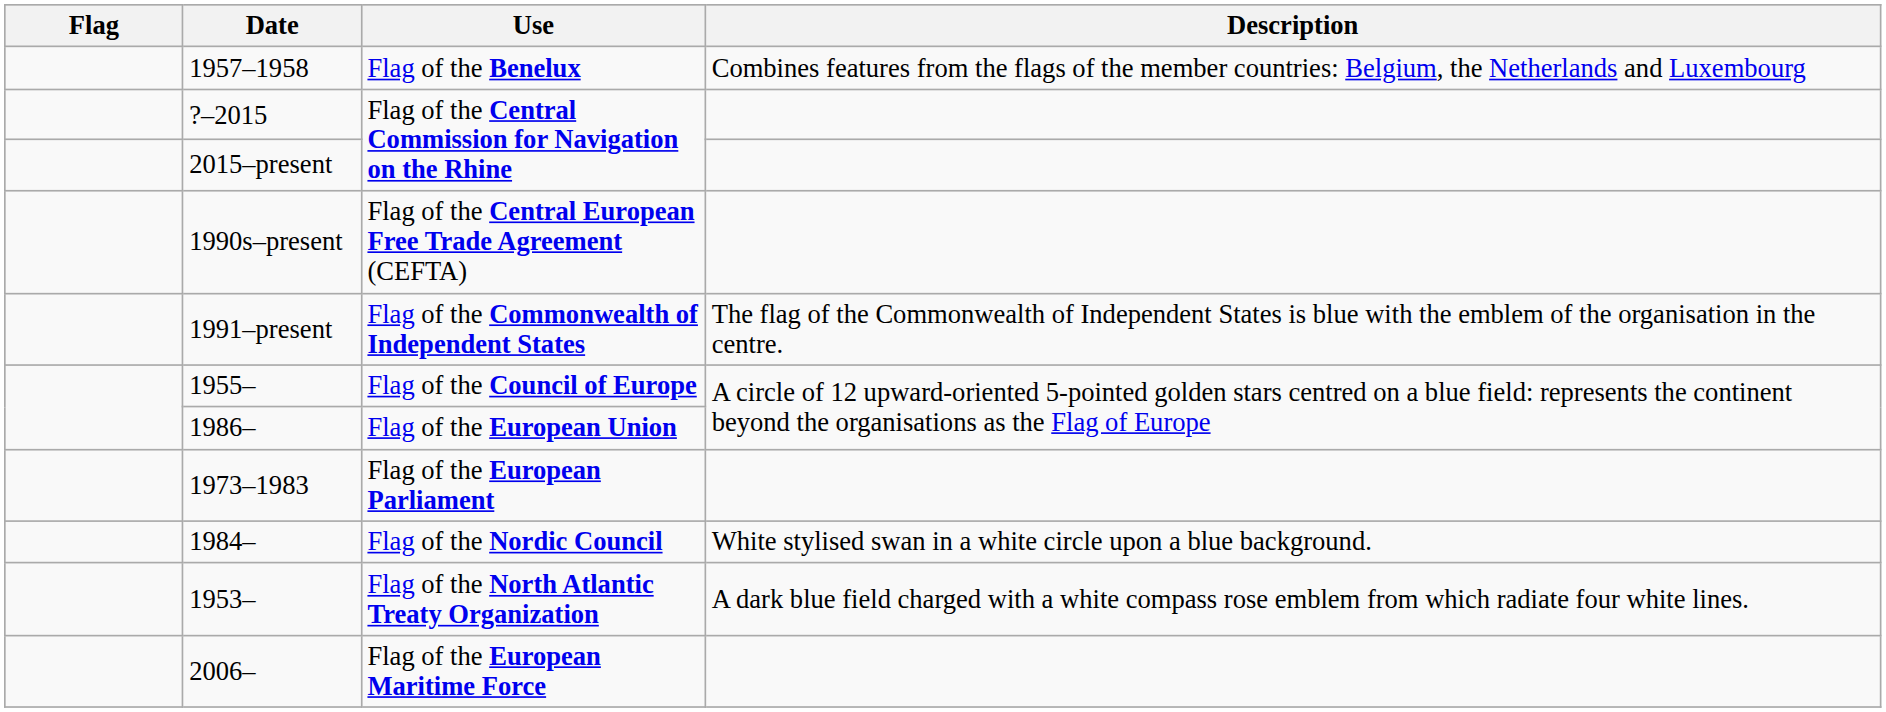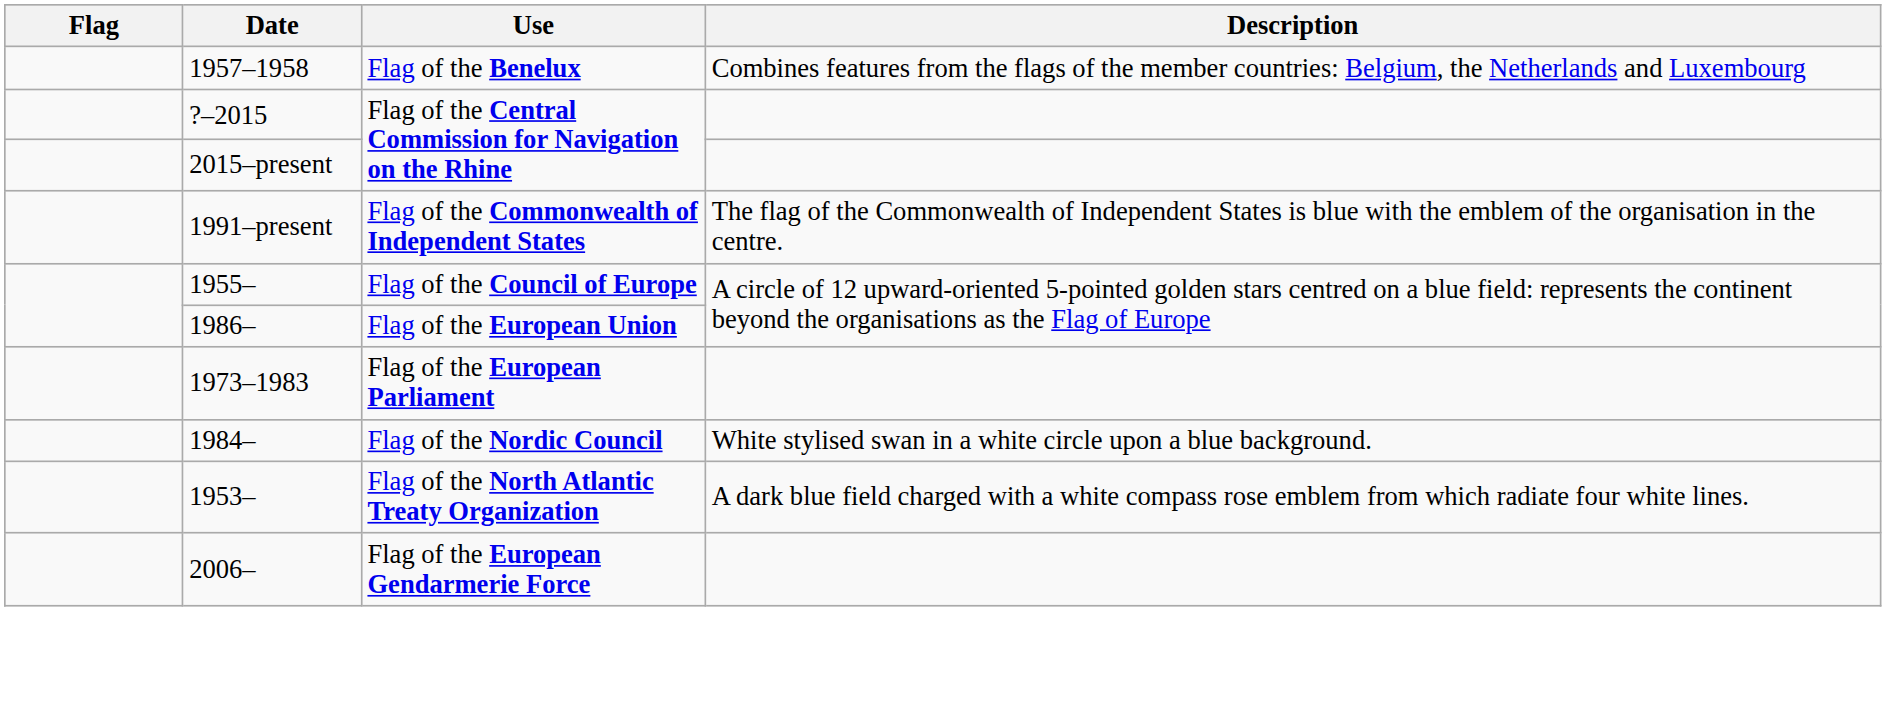- row: (266, 241)
+ row: (222, 569)
- row: (222, 670)
